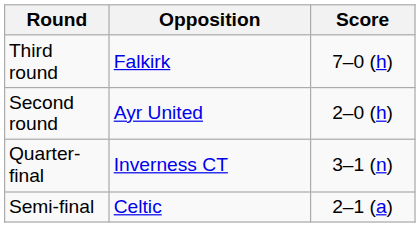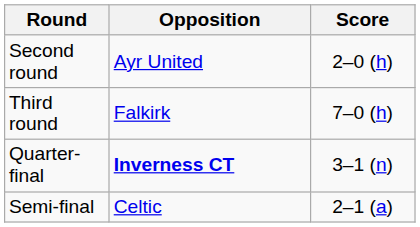rows swapped: (41, 113) <-> (33, 61)
(171, 165) normal -> (174, 165) bold
